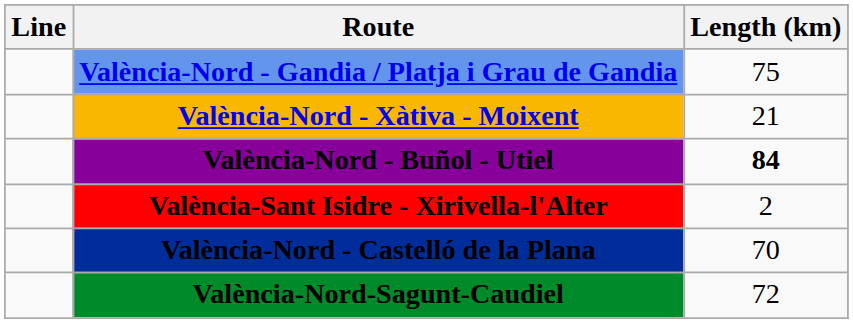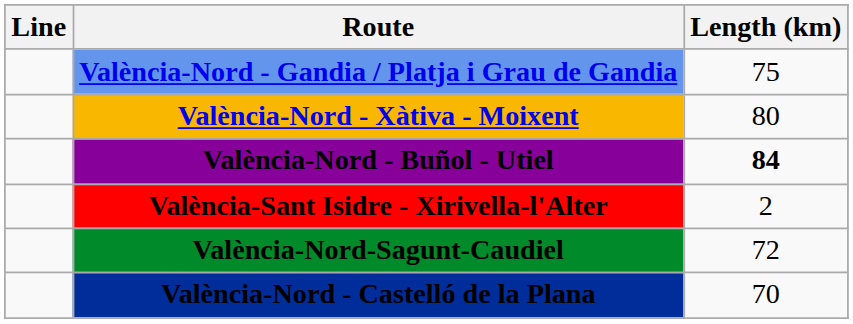(766, 116) 21 -> (766, 116) 80
rows swapped: (378, 294) <-> (378, 250)
